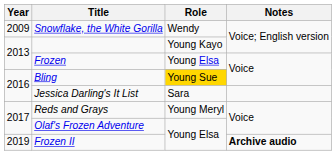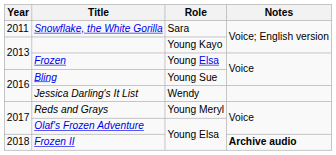(18, 28) 2009 -> (18, 28) 2011
(183, 28) Wendy -> (178, 28) Sara
(192, 77) gold background -> (192, 77) no background
(178, 93) Sara -> (183, 93) Wendy
(18, 142) 2019 -> (18, 142) 2018
